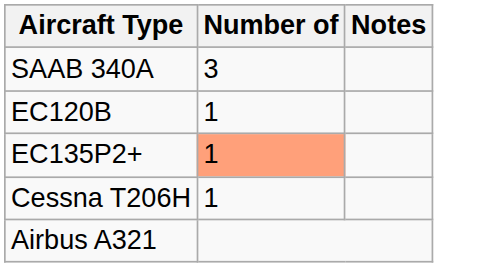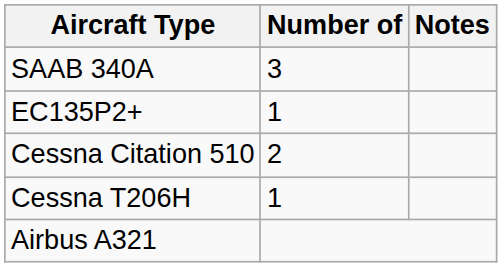- row: (61, 111)
(211, 154) lightsalmon background -> (275, 111) no background
+ row: (133, 154)
